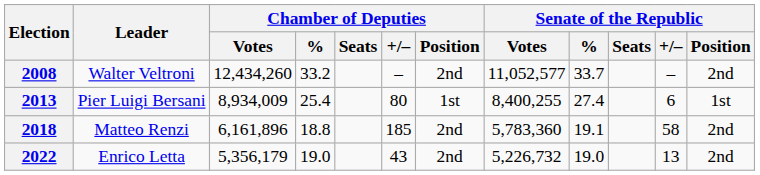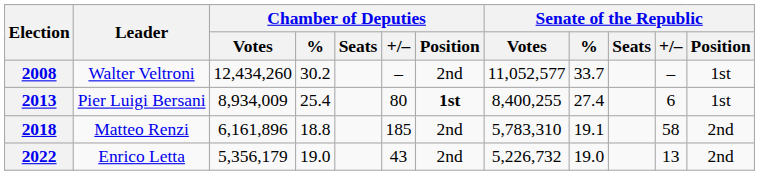(315, 73) 33.2 -> (315, 73) 30.2
(721, 73) 2nd -> (721, 73) 1st
(450, 101) normal -> (450, 101) bold
(527, 128) 5,783,360 -> (527, 128) 5,783,310
